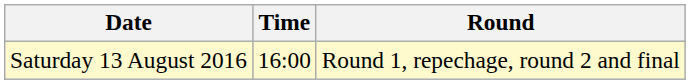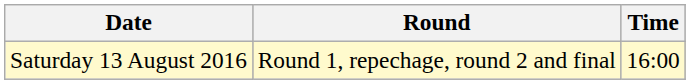columns swapped: (284, 23) <-> (501, 23)
